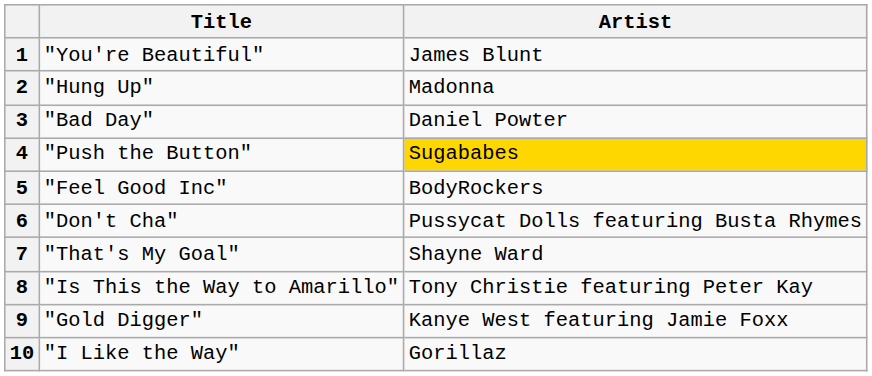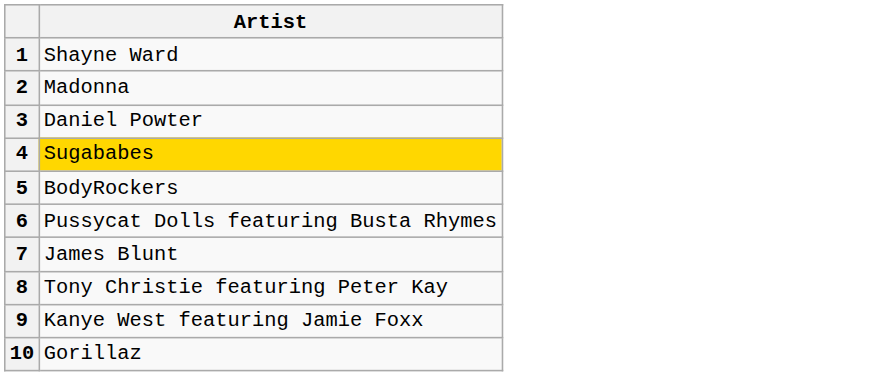- column: (221, 21)
(476, 55) James Blunt -> (111, 55) Shayne Ward
(476, 254) Shayne Ward -> (111, 254) James Blunt
